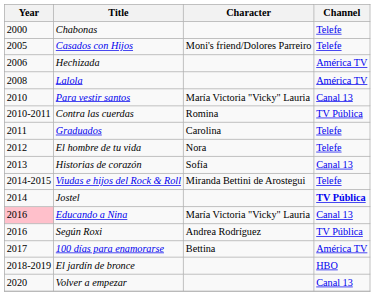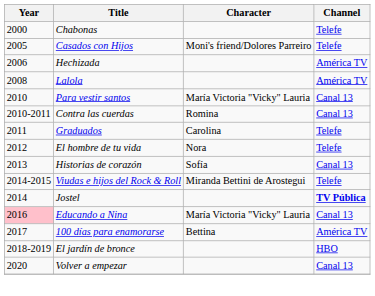(340, 114) TV Pública -> (335, 114) Canal 13
- row: (79, 232)
